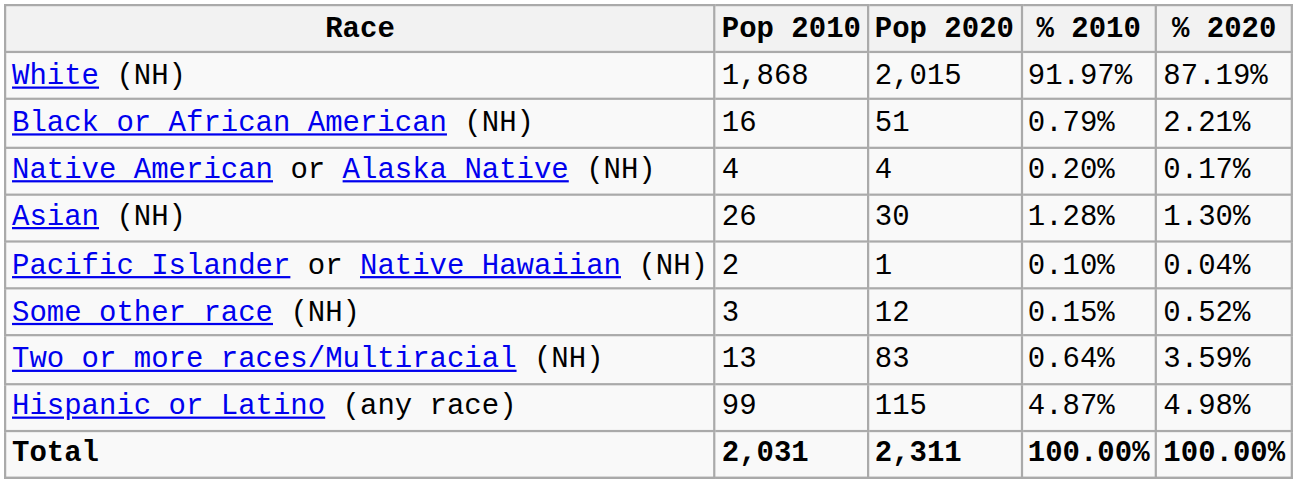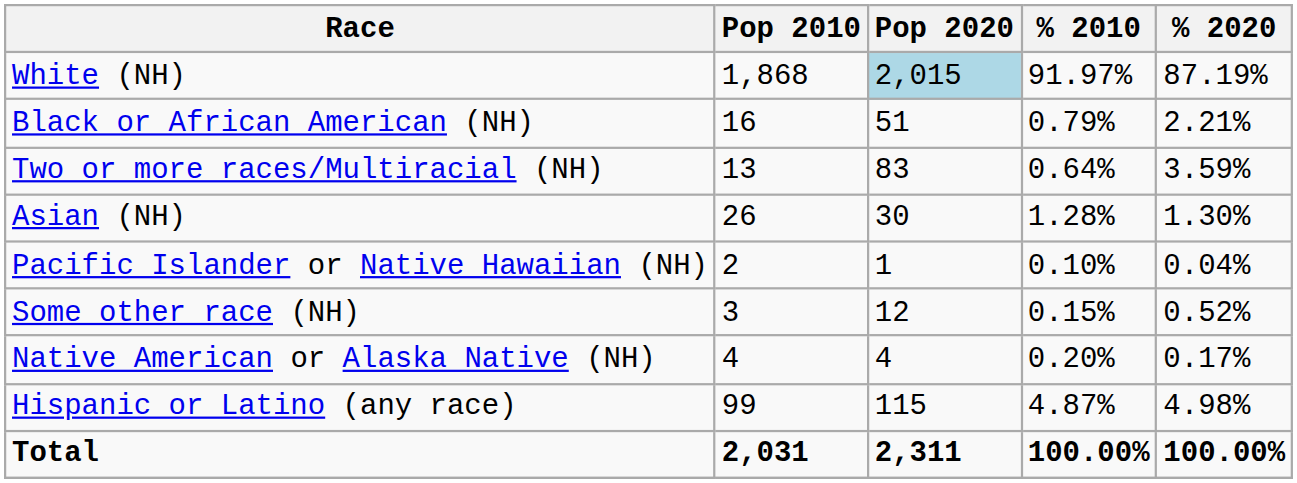(918, 76) no background -> (918, 76) lightblue background
rows swapped: (334, 170) <-> (308, 359)
